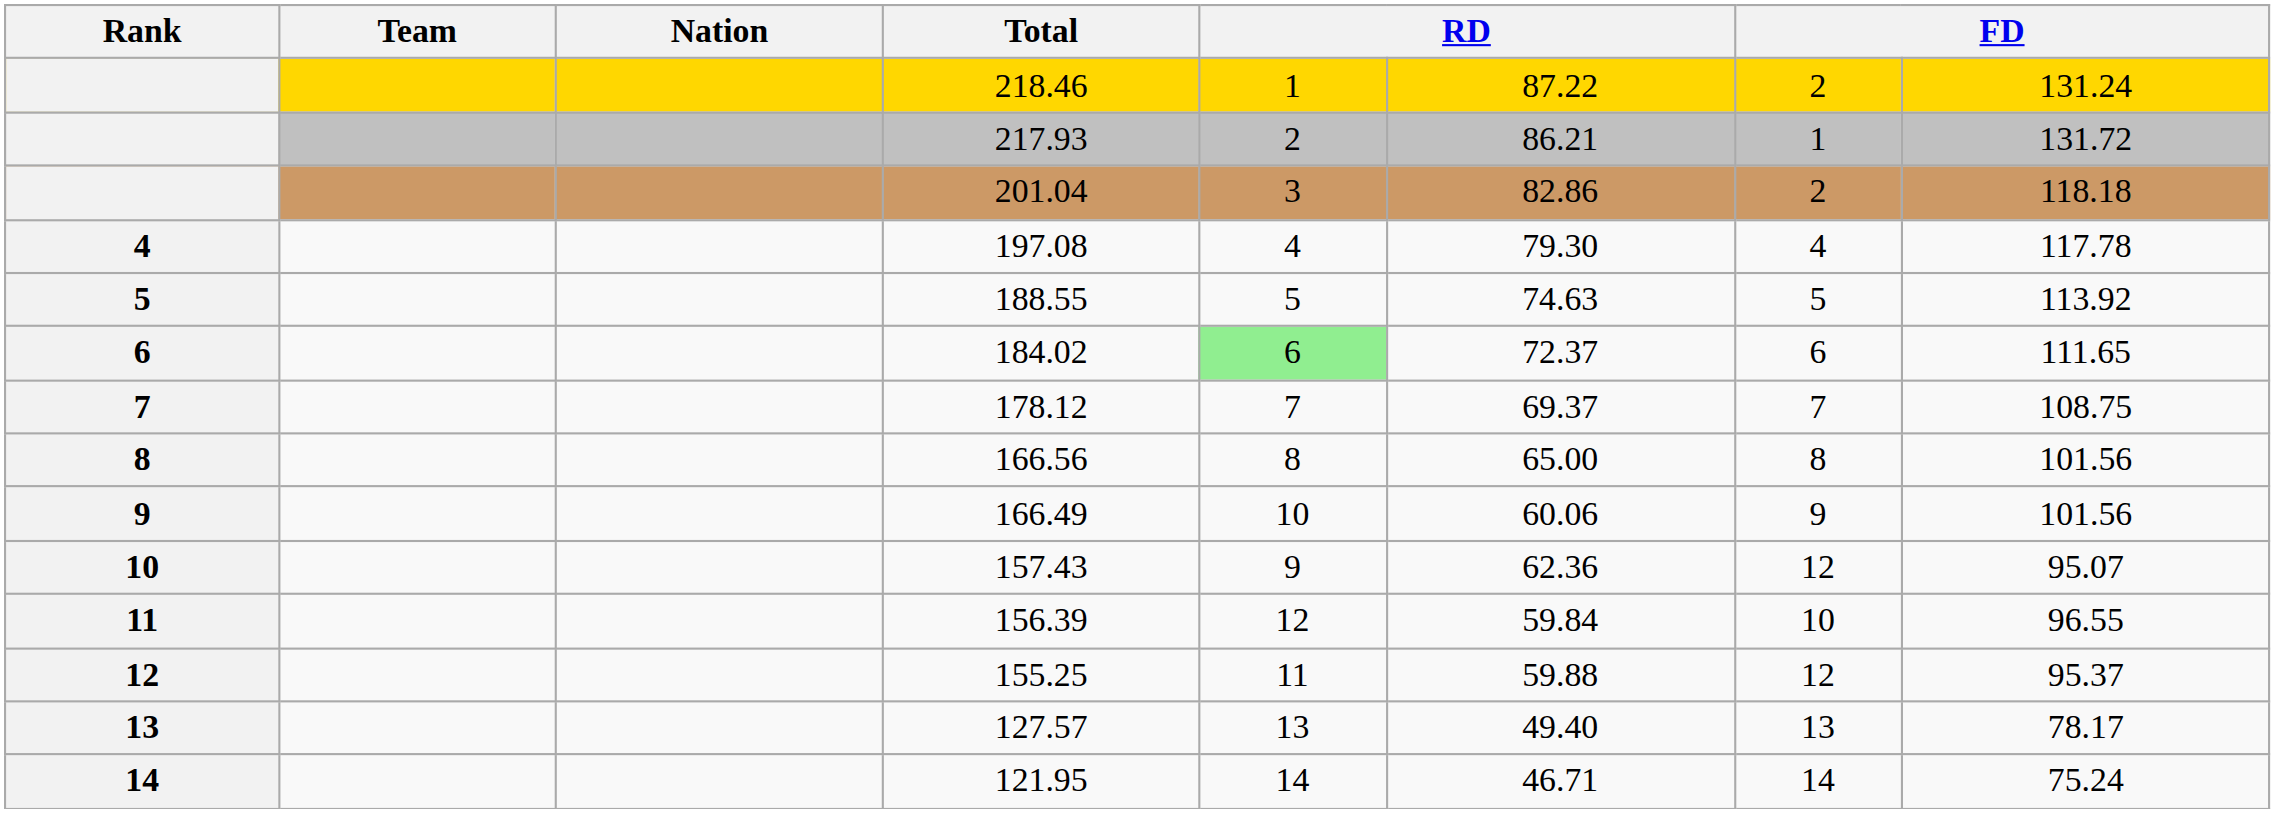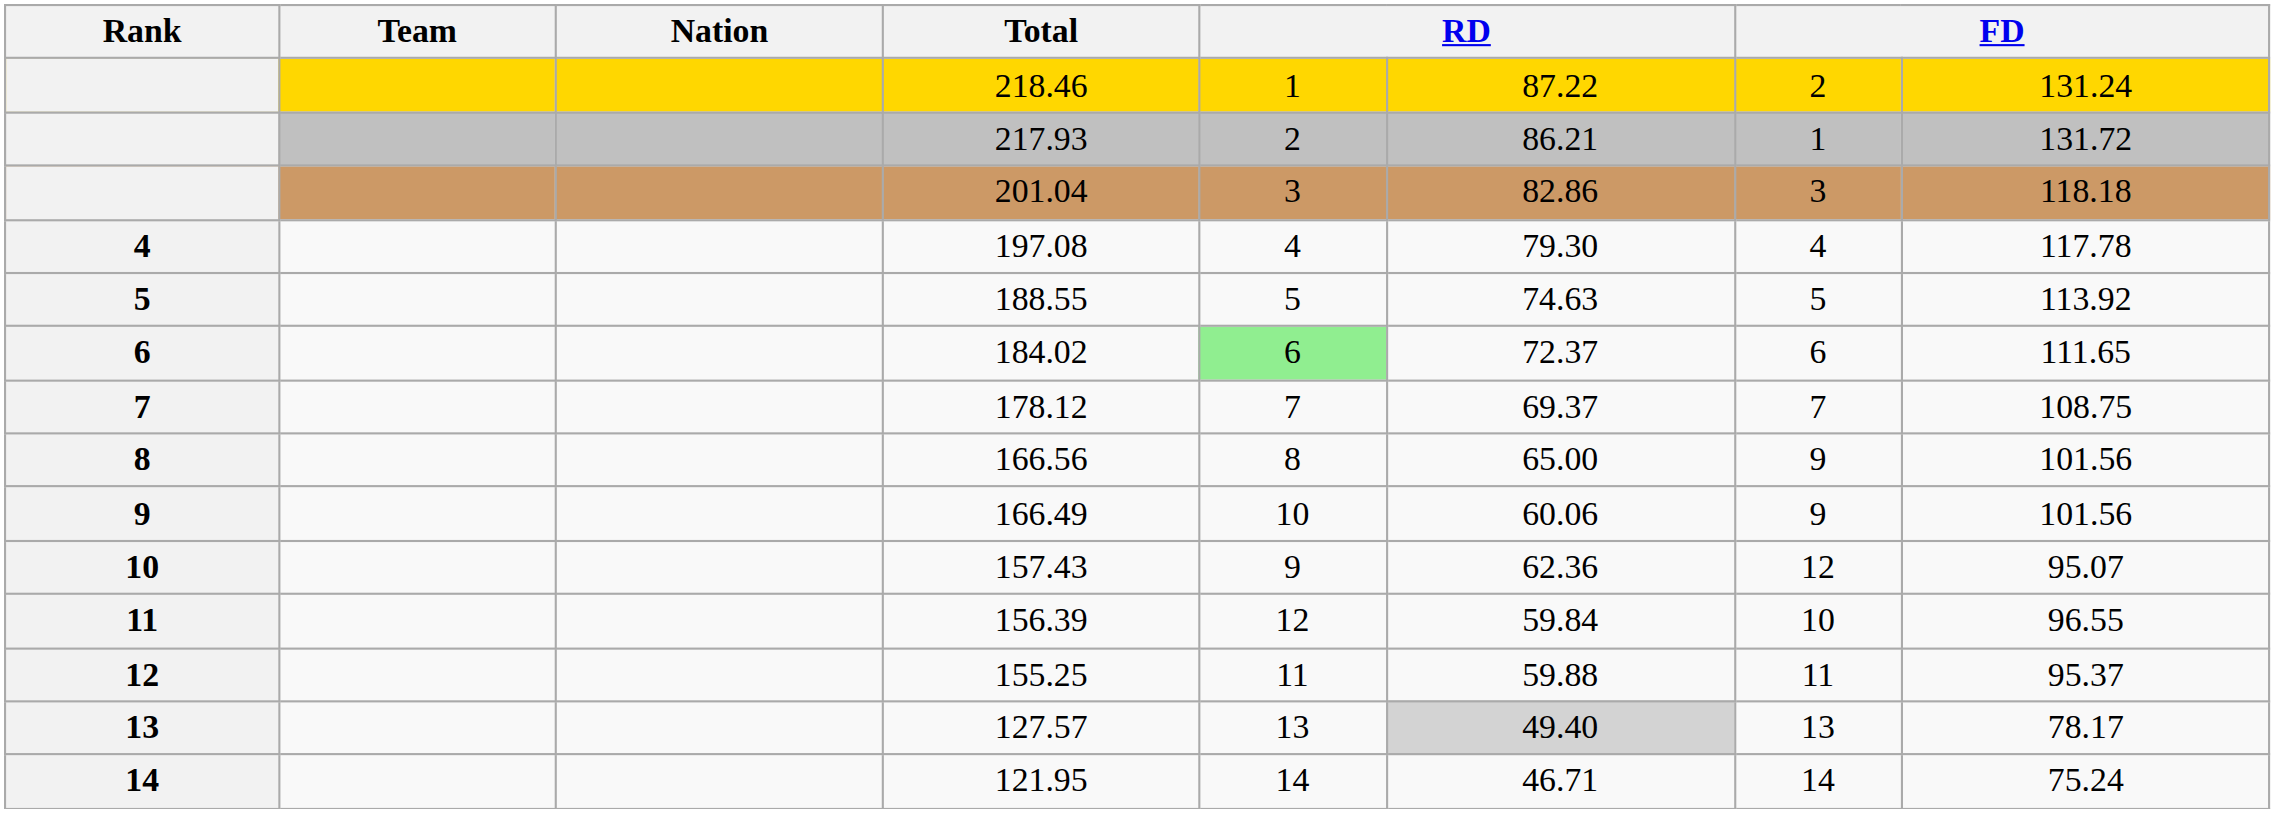(1818, 191) 2 -> (1818, 191) 3
(1818, 459) 8 -> (1818, 459) 9
(1818, 673) 12 -> (1818, 673) 11
(1560, 727) no background -> (1560, 727) lightgrey background
